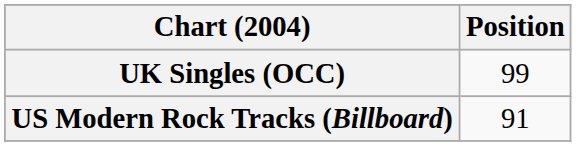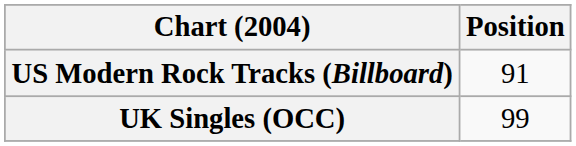rows swapped: (232, 72) <-> (232, 118)
